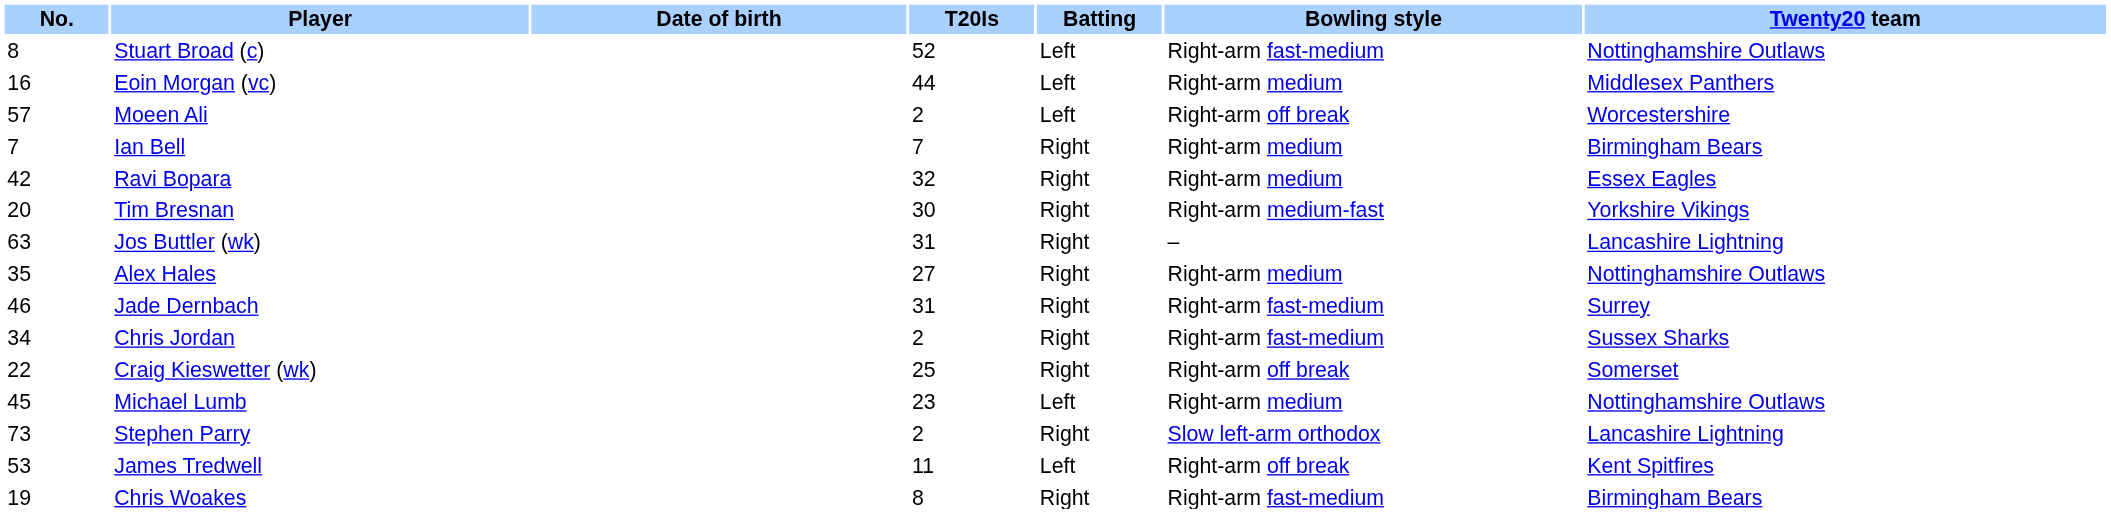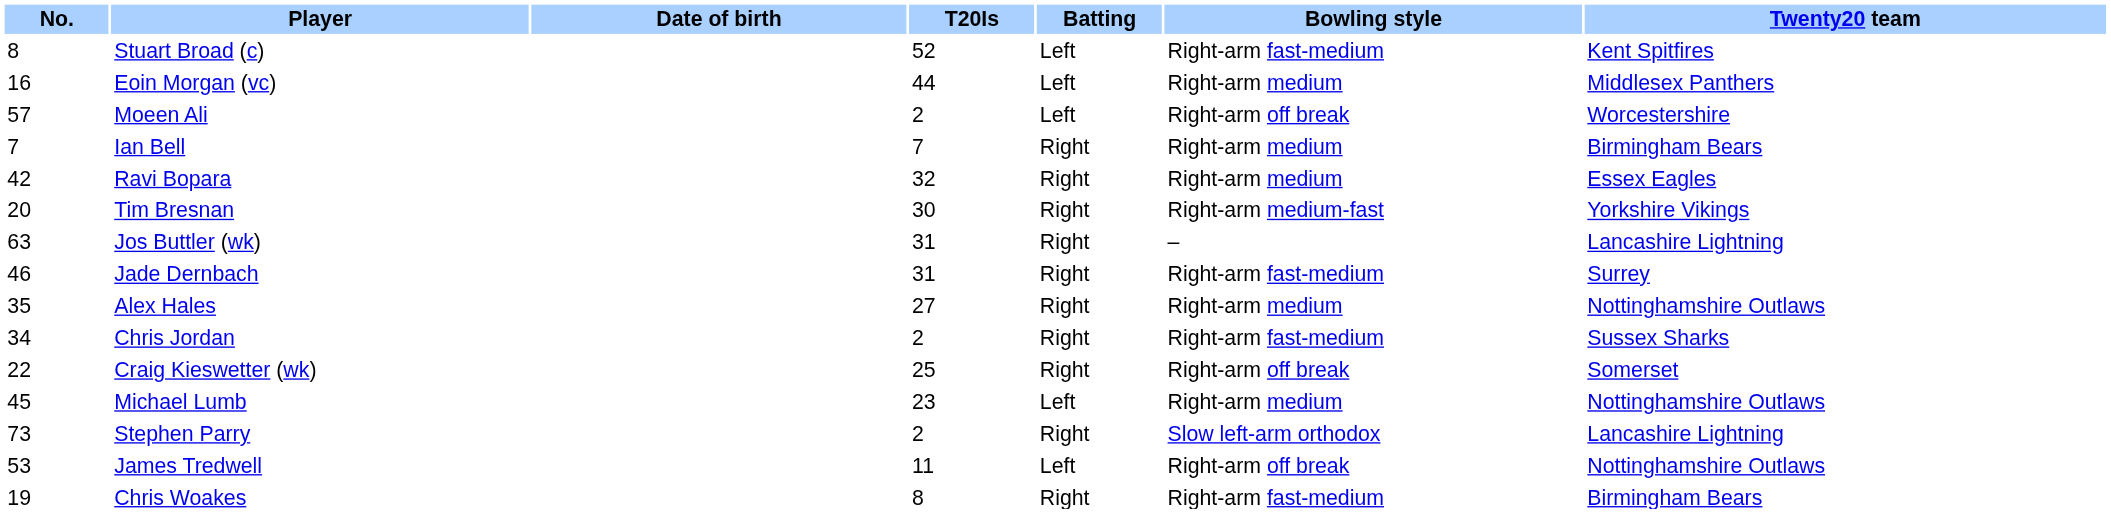(1706, 51) Nottinghamshire Outlaws -> (1651, 51) Kent Spitfires
rows swapped: (186, 306) <-> (165, 274)
(1651, 466) Kent Spitfires -> (1706, 466) Nottinghamshire Outlaws
